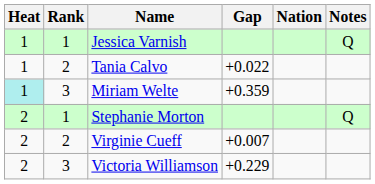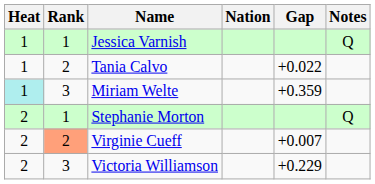columns swapped: (299, 16) <-> (247, 16)
(66, 141) no background -> (66, 141) lightsalmon background
